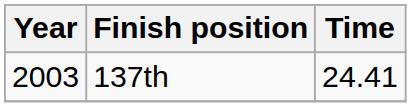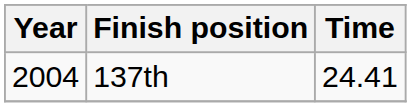(46, 76) 2003 -> (46, 76) 2004
